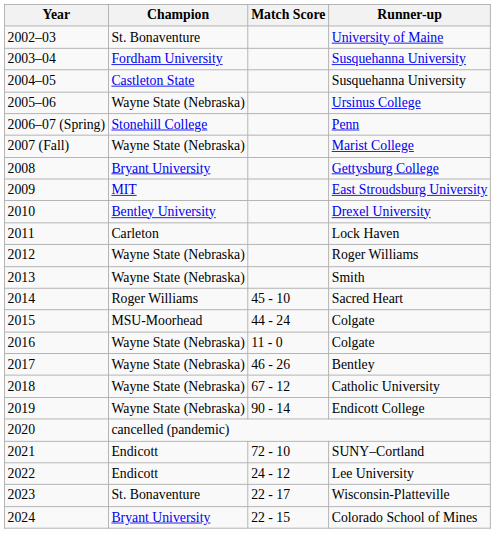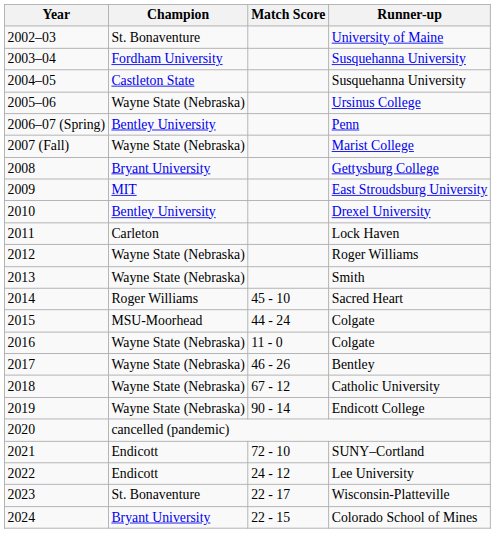(159, 124) Stonehill College -> (164, 124) Bentley University
